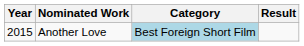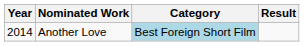(20, 31) 2015 -> (20, 31) 2014
